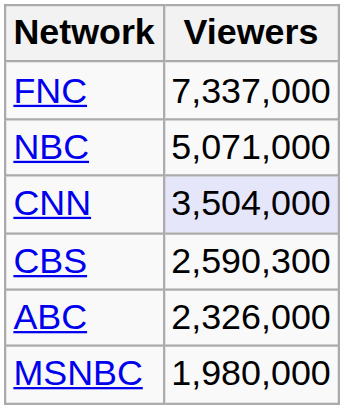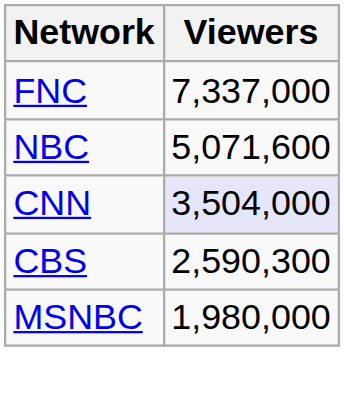(251, 146) 5,071,000 -> (251, 146) 5,071,600
- row: (50, 317)
